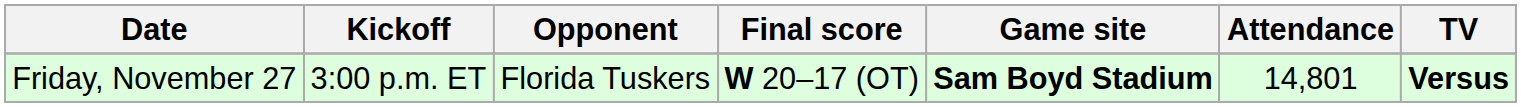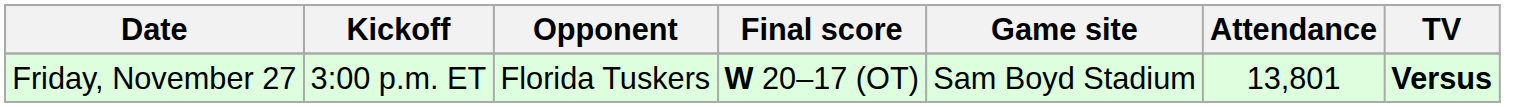(1073, 78) bold -> (1064, 78) normal
(1311, 78) 14,801 -> (1294, 78) 13,801
